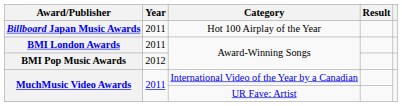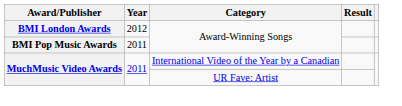- row: (74, 28)
(155, 45) 2011 -> (137, 28) 2012
(155, 61) 2012 -> (137, 45) 2011
